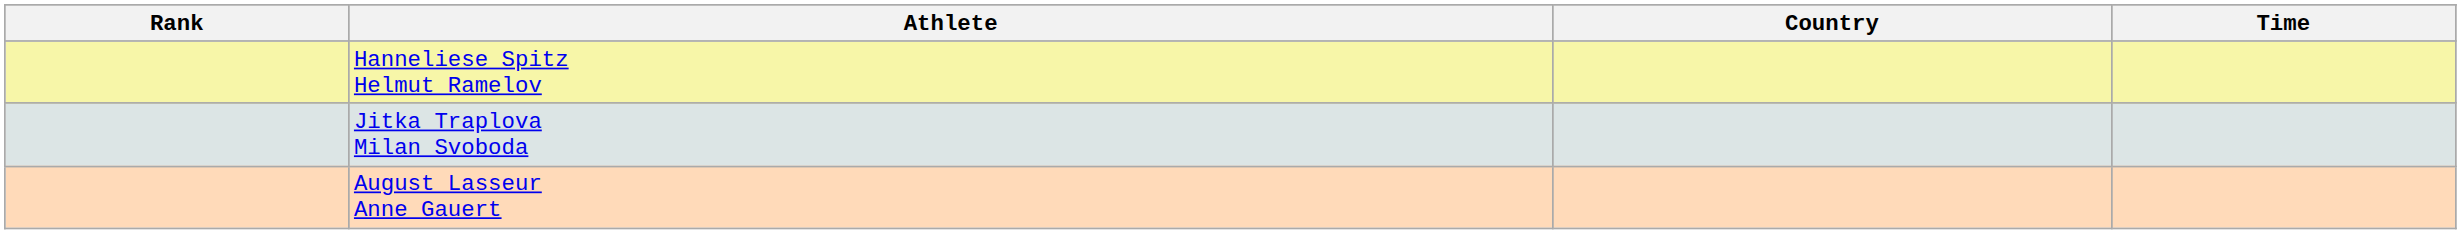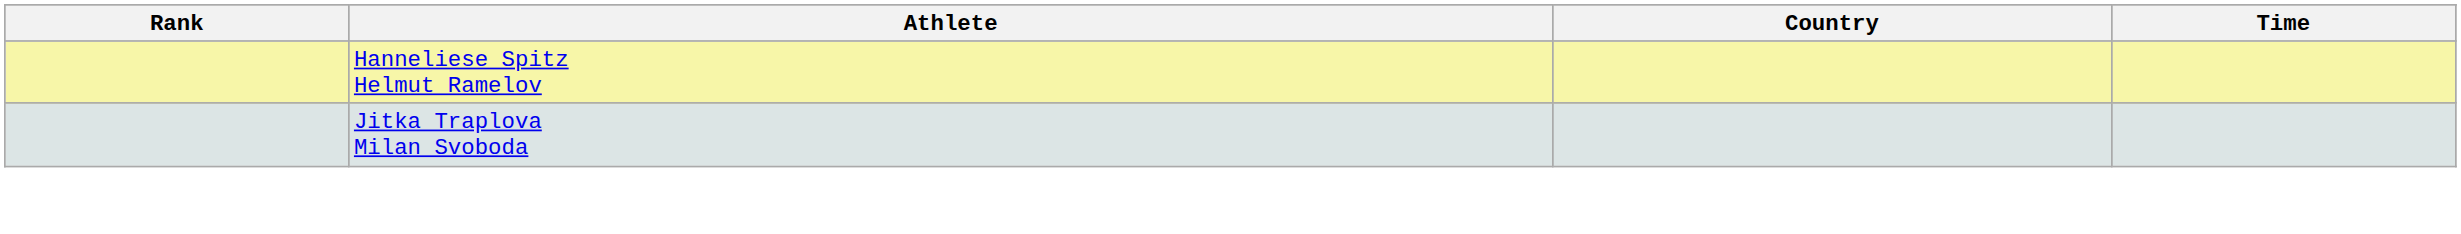- row: (448, 197)
